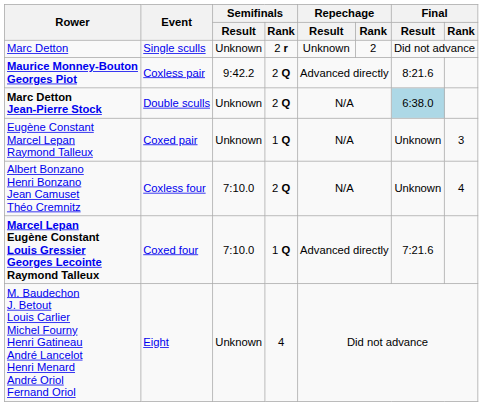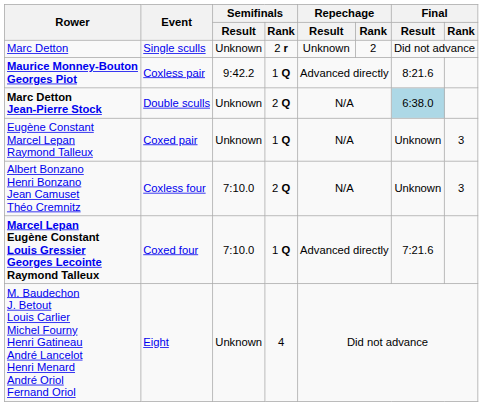(281, 73) 2 Q -> (281, 73) 1 Q
(461, 189) 4 -> (461, 189) 3
